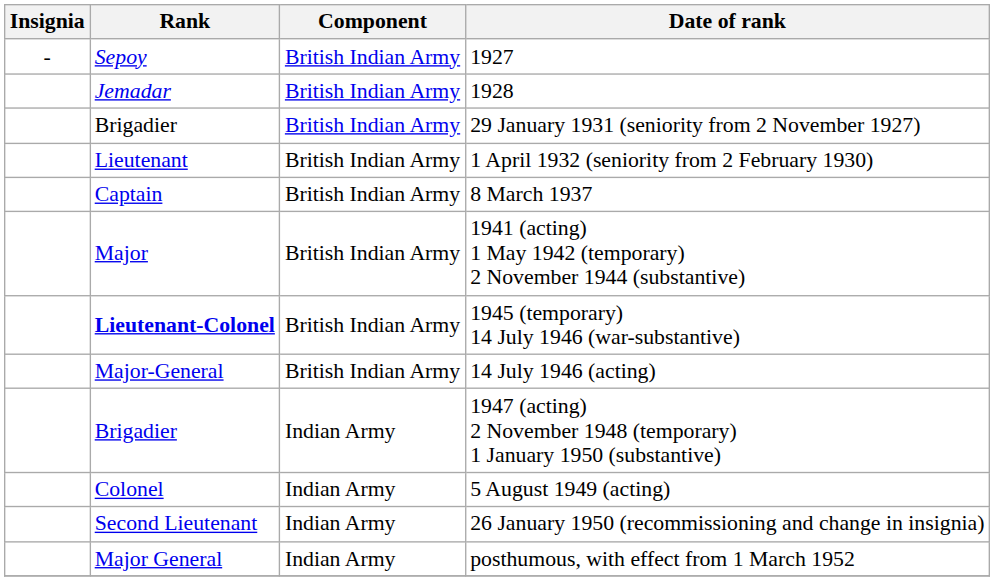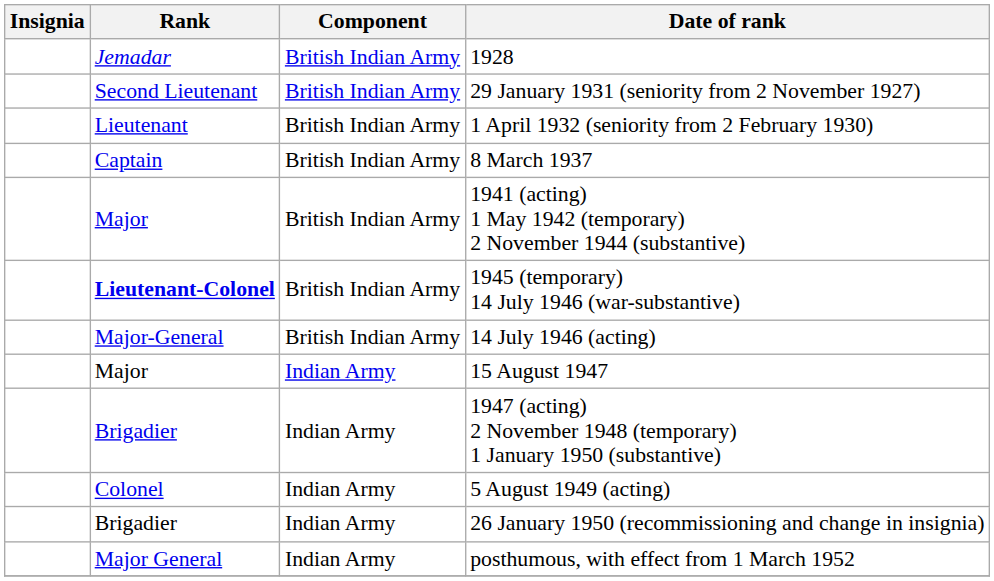- row: (492, 56)
(136, 125) Brigadier -> (176, 90) Second Lieutenant
+ row: (539, 371)
(176, 523) Second Lieutenant -> (136, 523) Brigadier
